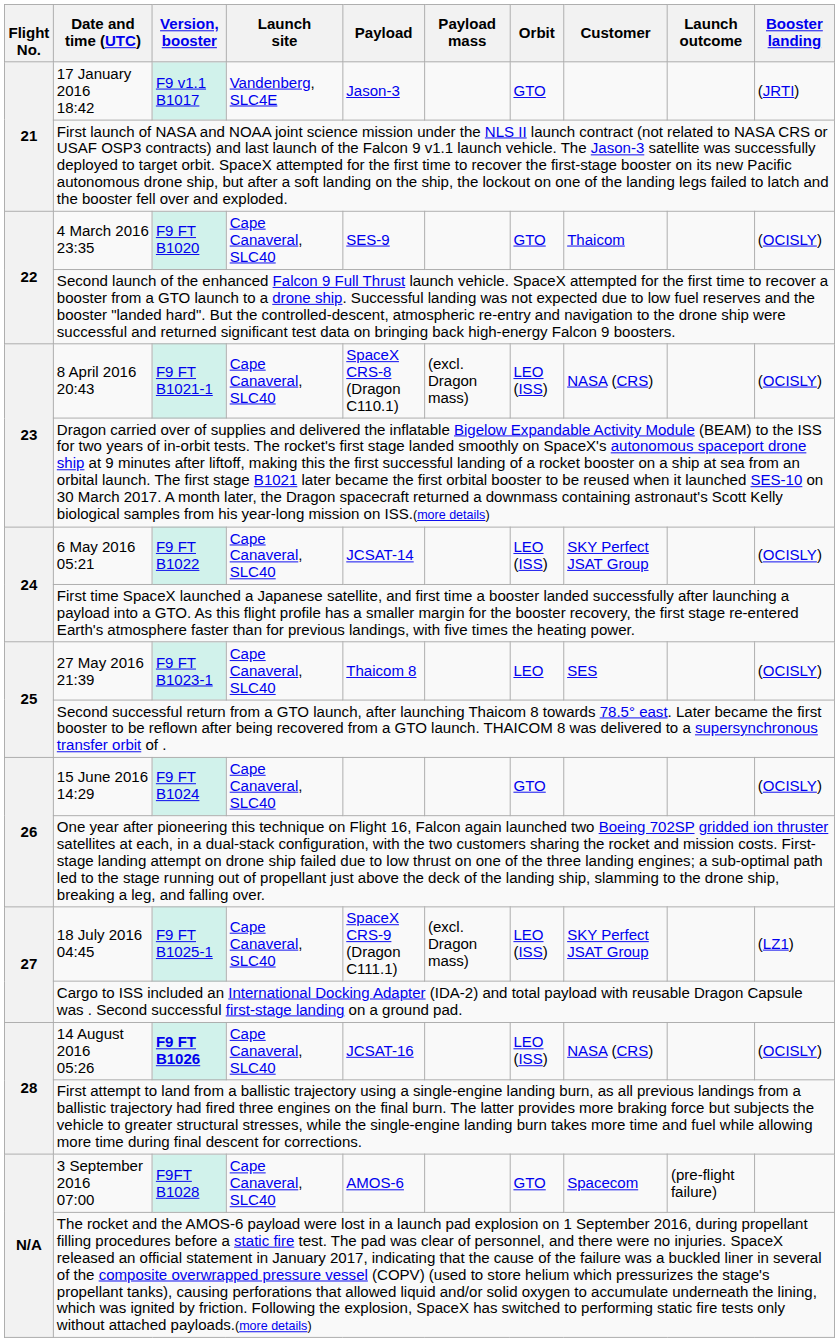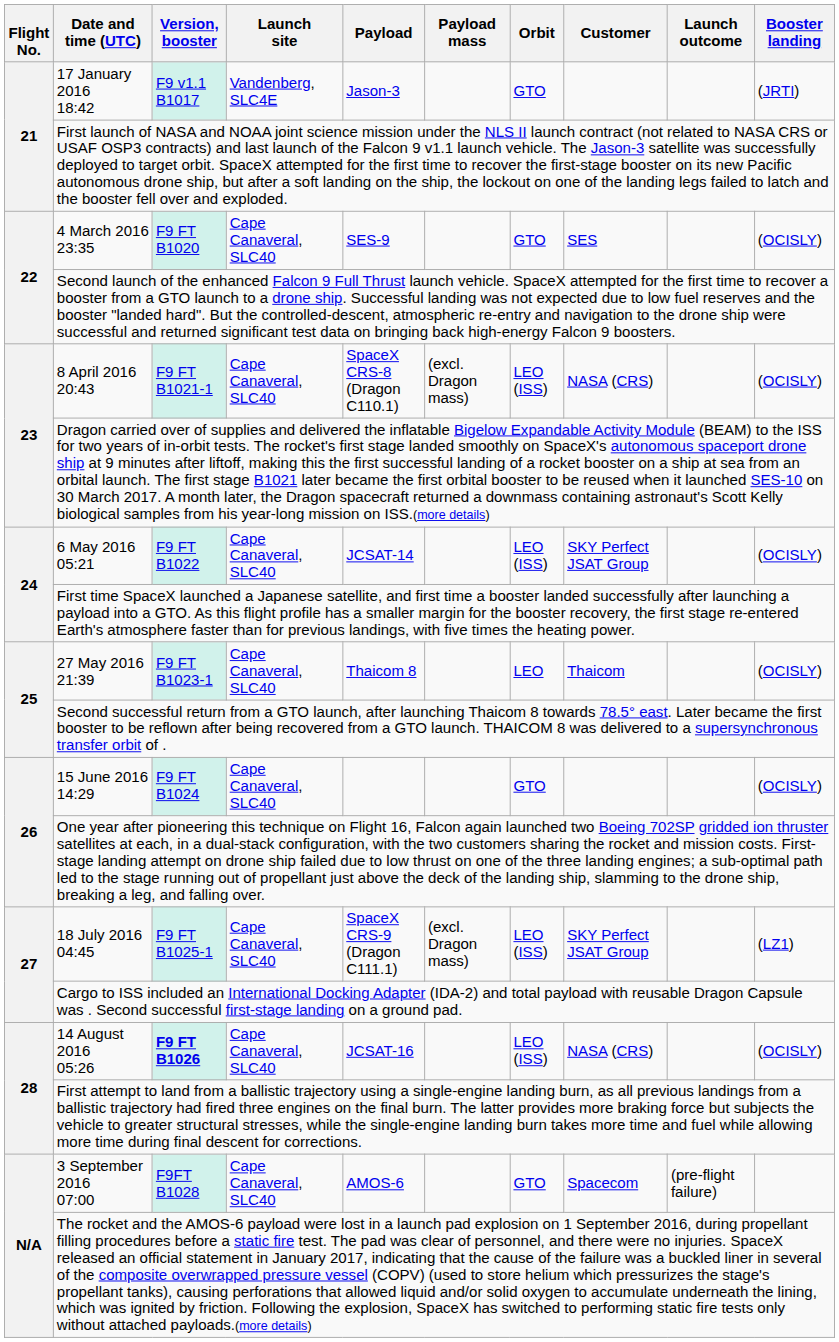(596, 240) Thaicom -> (582, 240) SES
(582, 671) SES -> (596, 671) Thaicom
